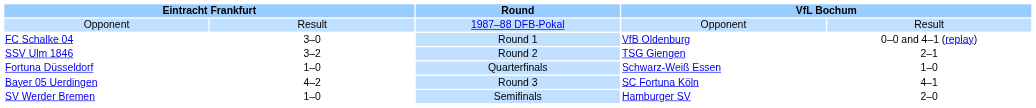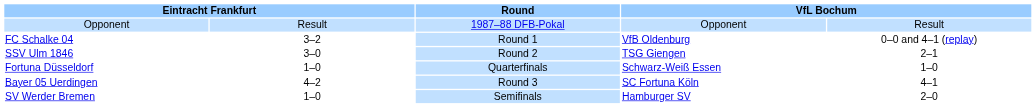(312, 39) 3–0 -> (312, 39) 3–2
(312, 53) 3–2 -> (312, 53) 3–0
